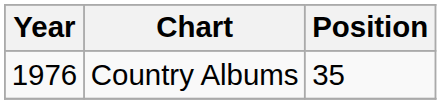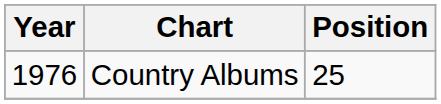(329, 74) 35 -> (329, 74) 25
